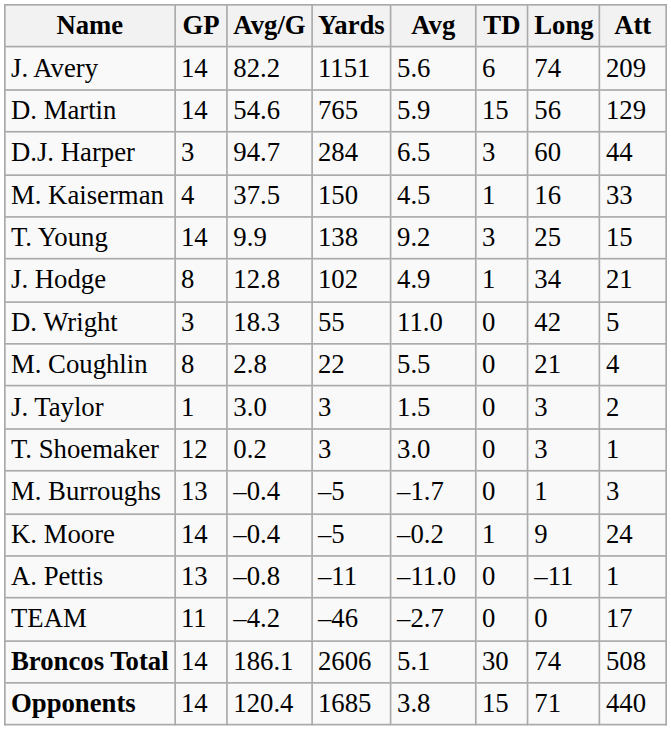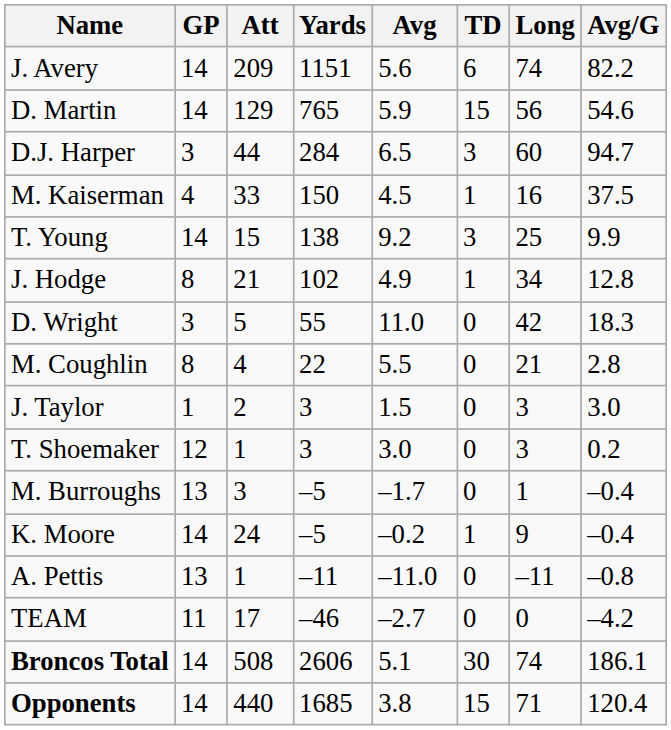columns swapped: (633, 25) <-> (269, 25)
